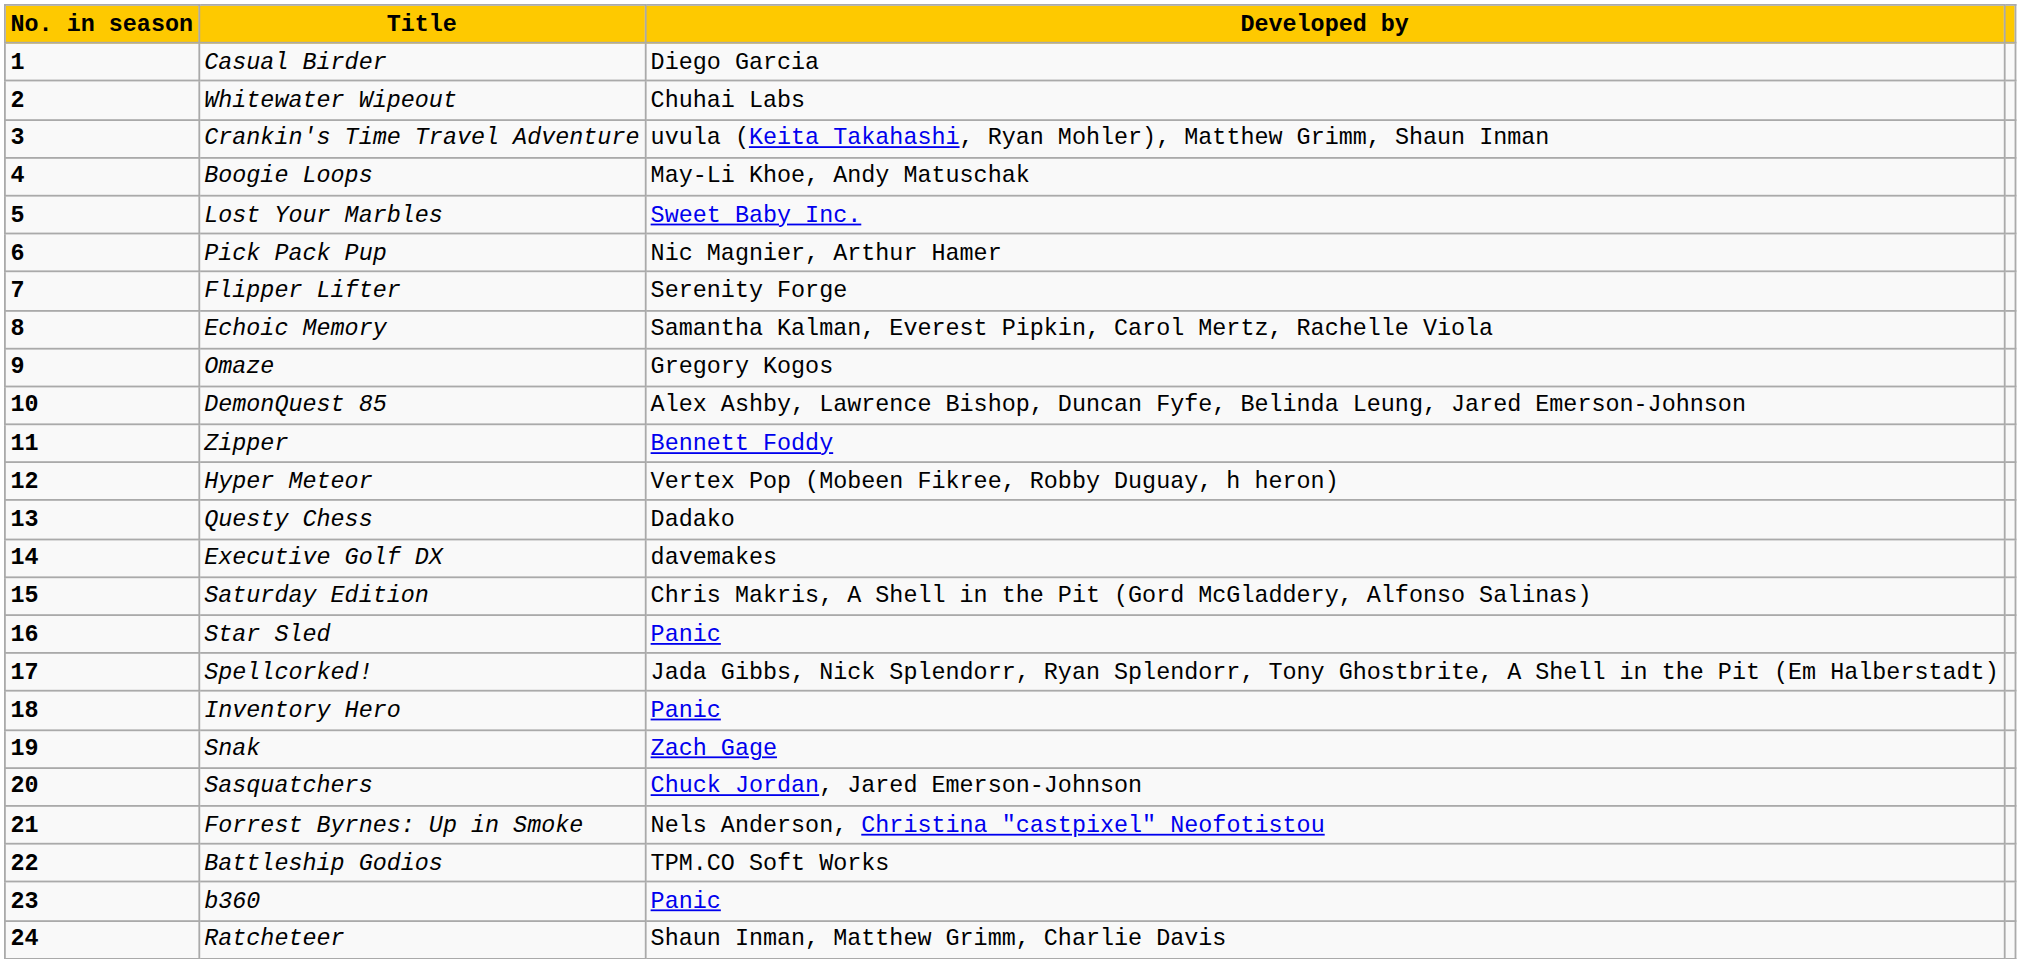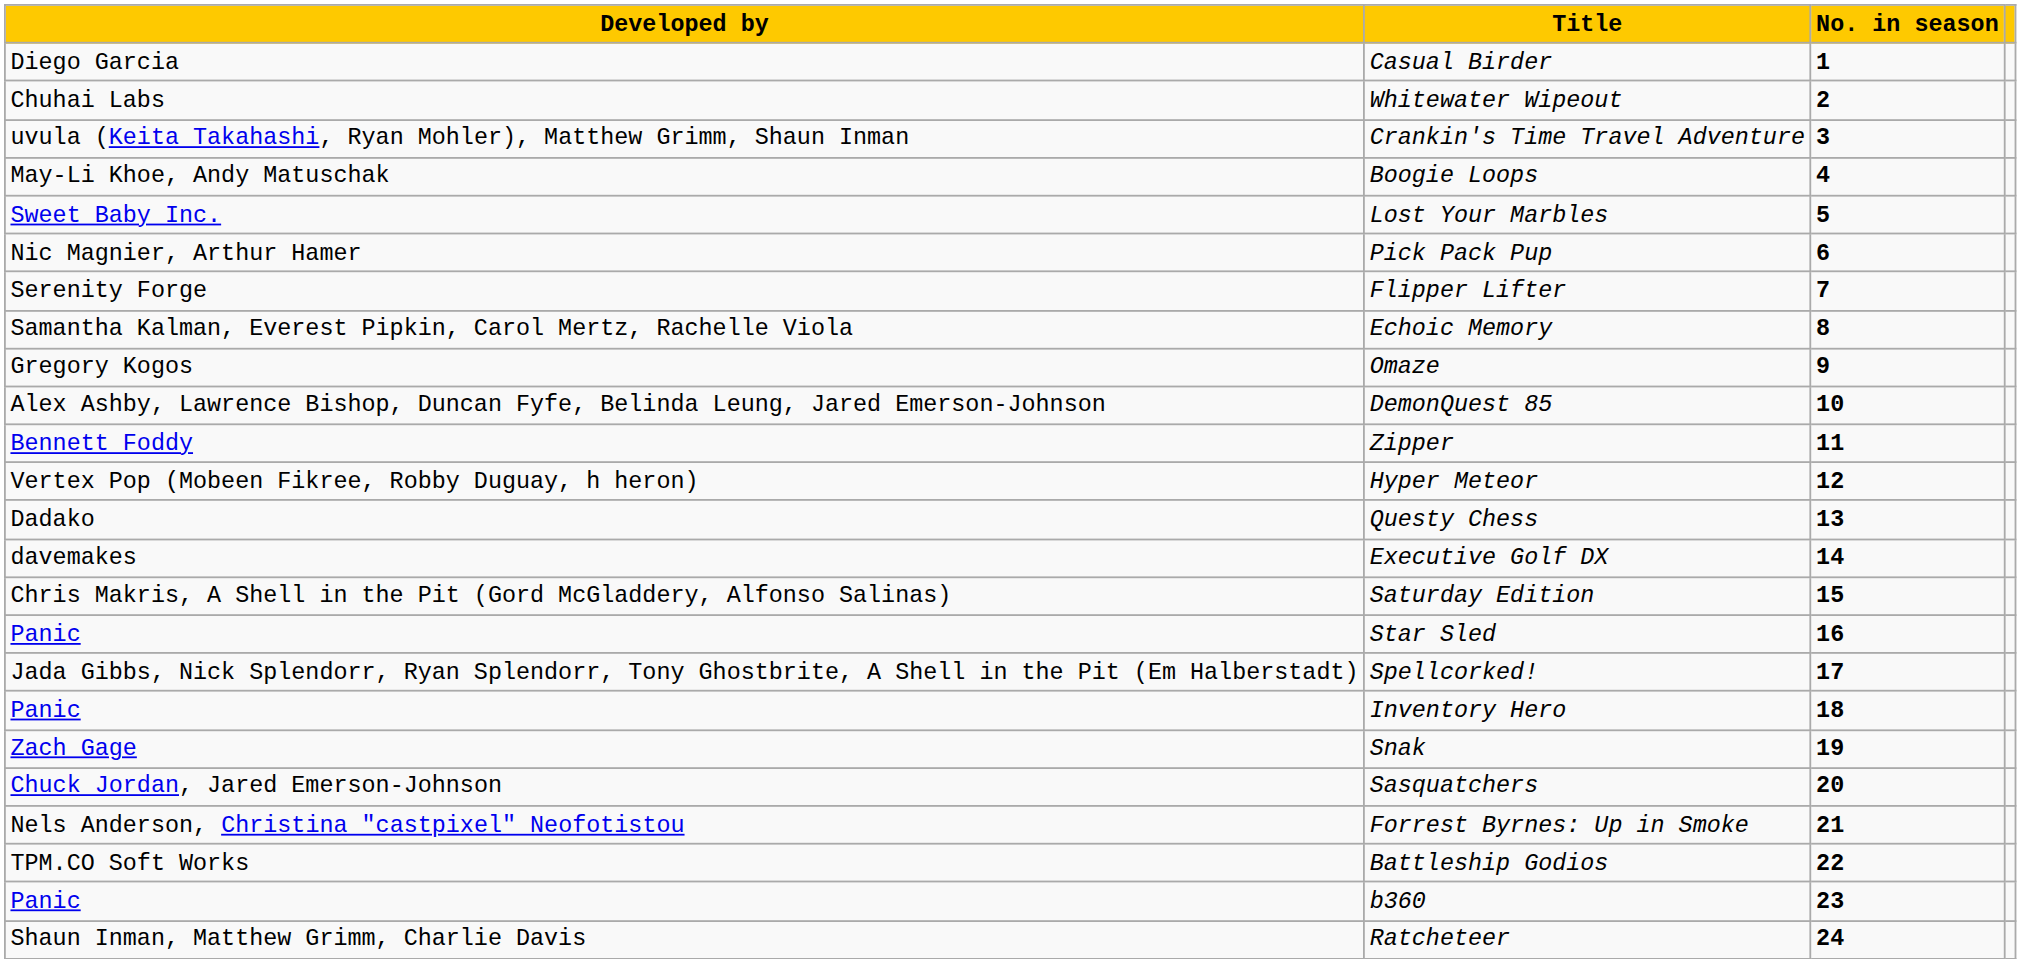columns swapped: (102, 24) <-> (1325, 24)
